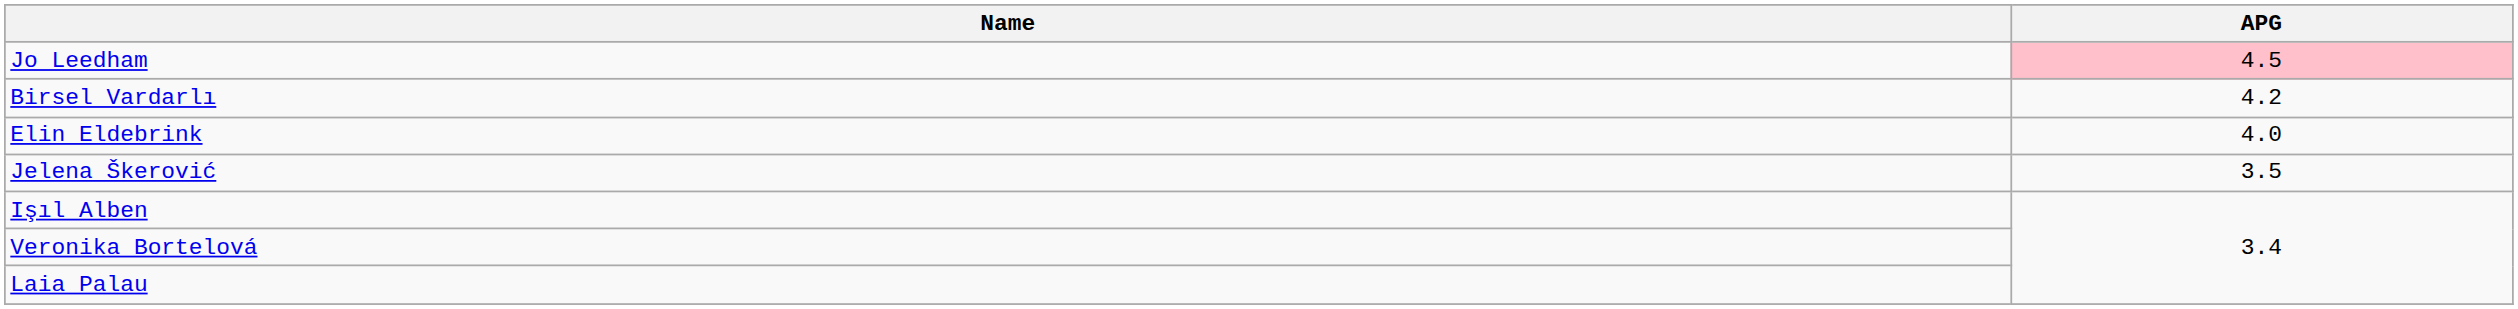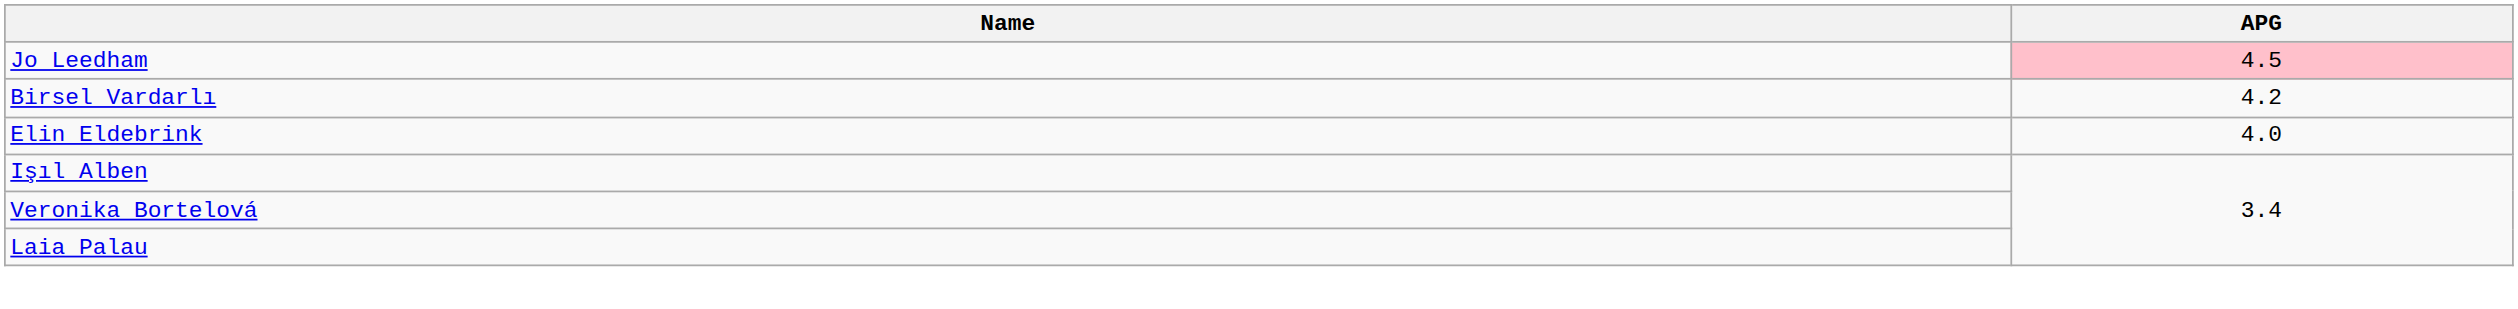- row: (113, 173)
